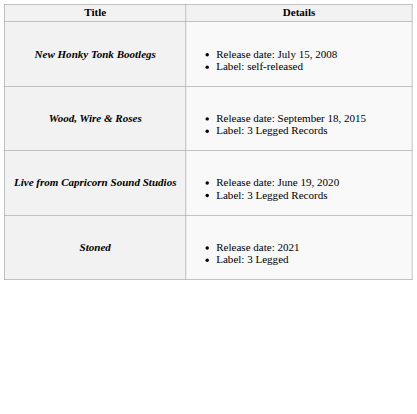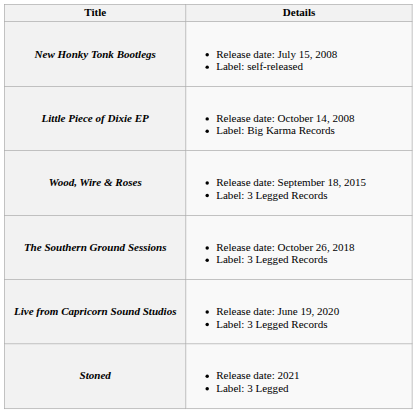+ row: (95, 118)
+ row: (95, 247)
